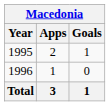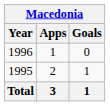rows swapped: (20, 52) <-> (20, 71)
